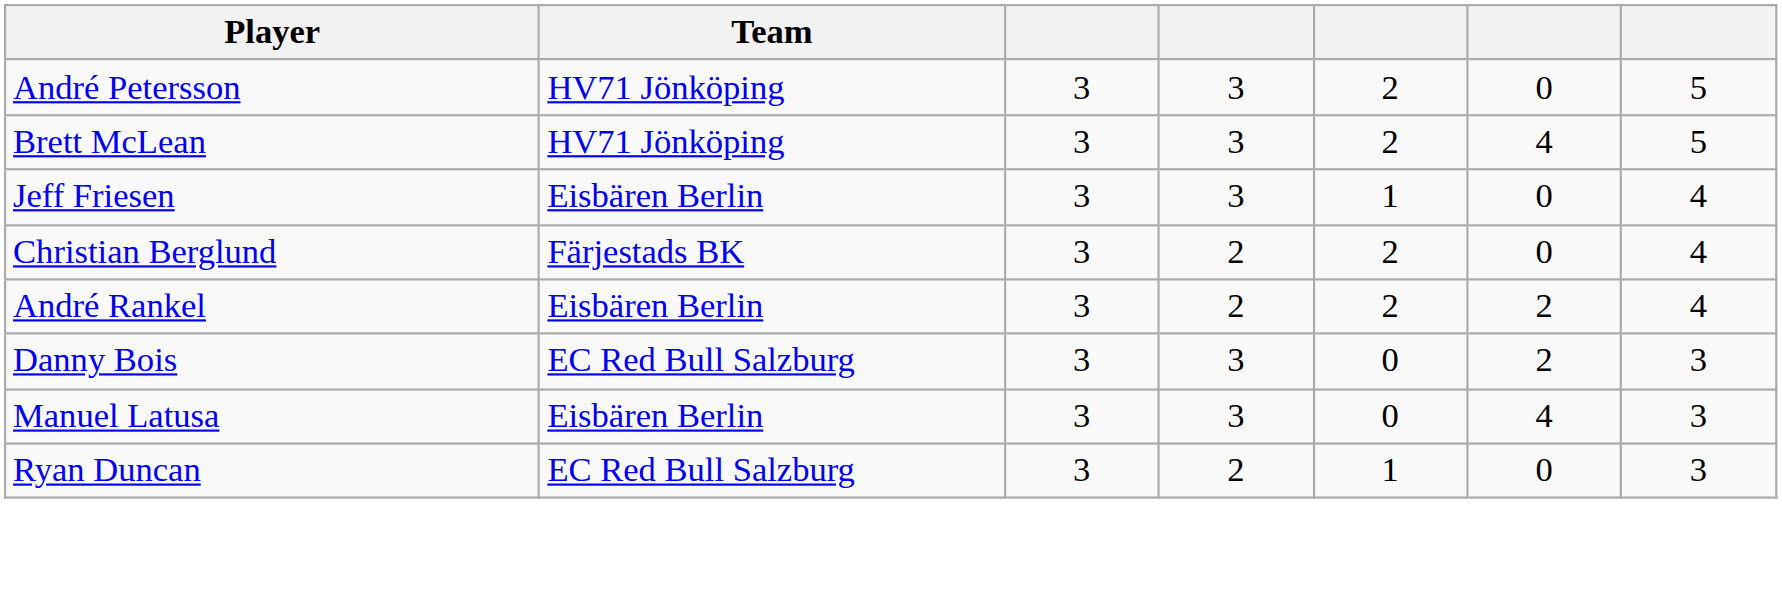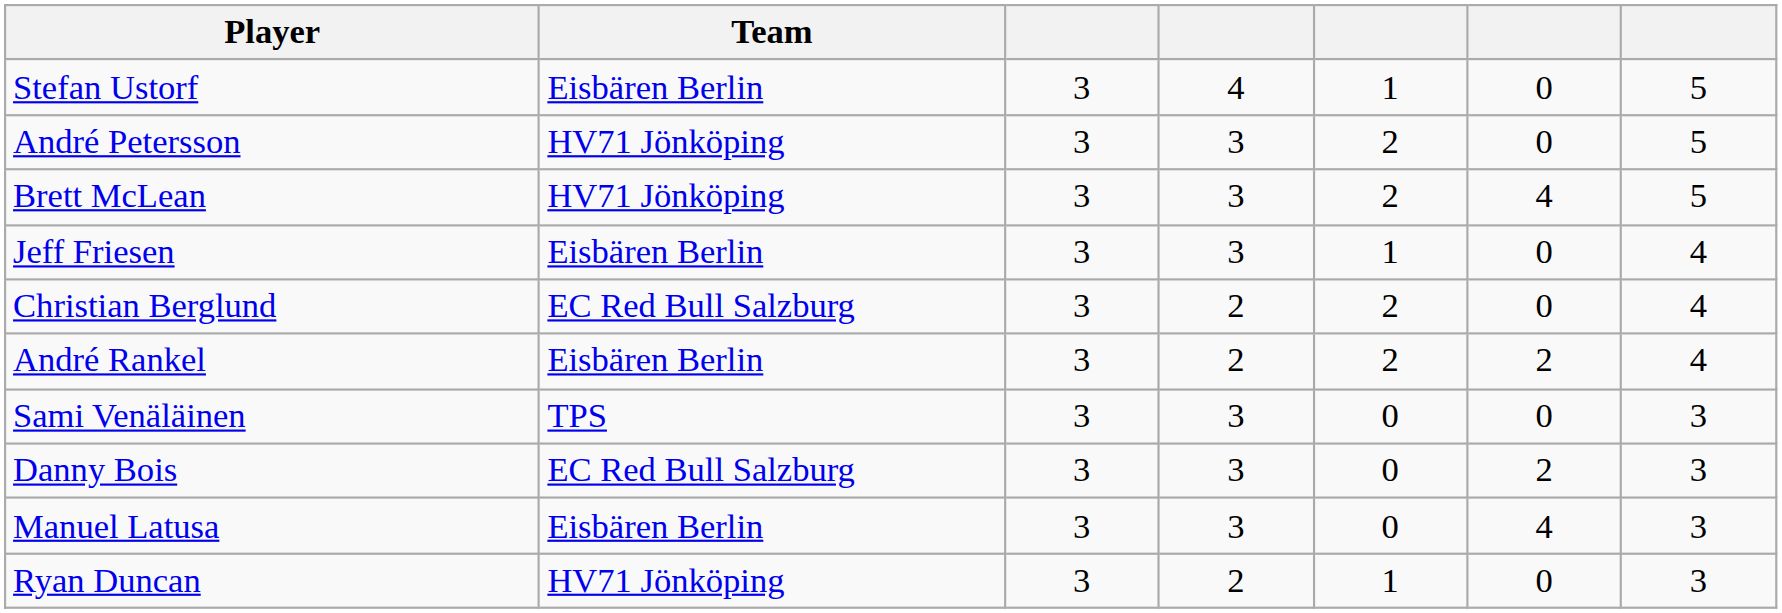+ row: (106, 86)
(646, 251) Färjestads BK -> (701, 305) EC Red Bull Salzburg
+ row: (129, 415)
(701, 470) EC Red Bull Salzburg -> (666, 580) HV71 Jönköping
